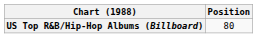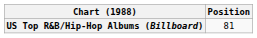(229, 26) 80 -> (229, 26) 81
